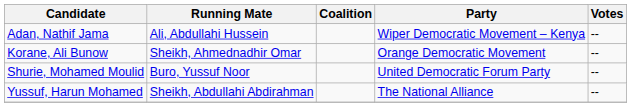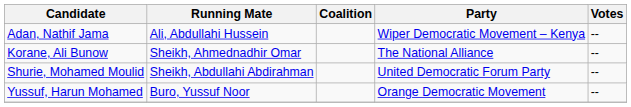(461, 53) Orange Democratic Movement -> (435, 53) The National Alliance
(200, 72) Buro, Yussuf Noor -> (232, 72) Sheikh, Abdullahi Abdirahman
(232, 92) Sheikh, Abdullahi Abdirahman -> (200, 92) Buro, Yussuf Noor
(435, 92) The National Alliance -> (461, 92) Orange Democratic Movement
